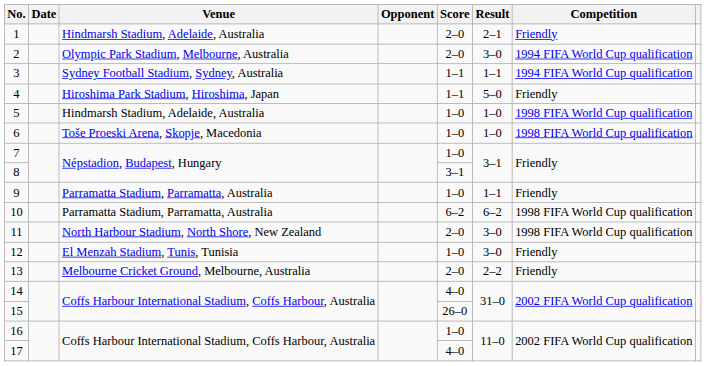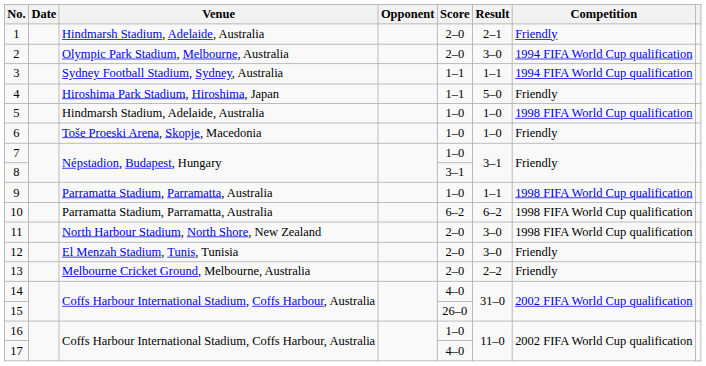(604, 133) 1998 FIFA World Cup qualification -> (536, 133) Friendly
(536, 192) Friendly -> (604, 192) 1998 FIFA World Cup qualification
(455, 251) 1–0 -> (455, 251) 2–0
